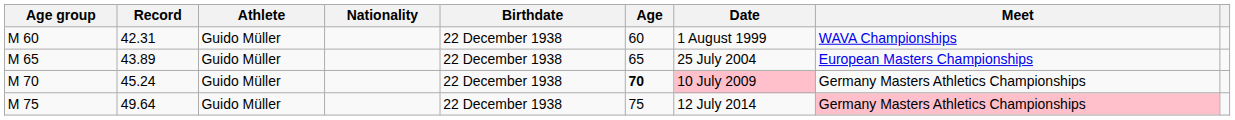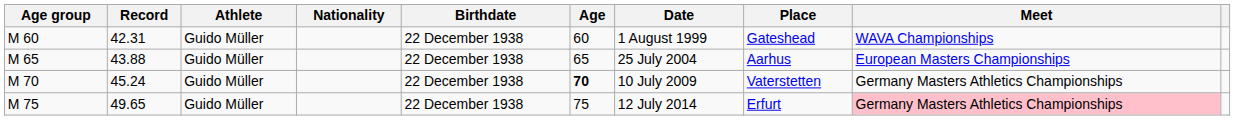+ column: (798, 16)
(138, 60) 43.89 -> (128, 60) 43.88
(717, 82) pink background -> (657, 82) no background
(138, 104) 49.64 -> (128, 104) 49.65
